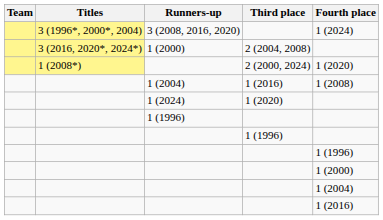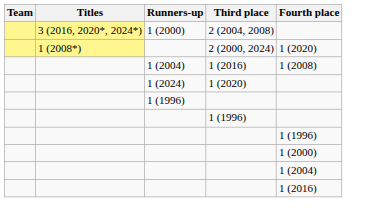- row: (193, 30)
